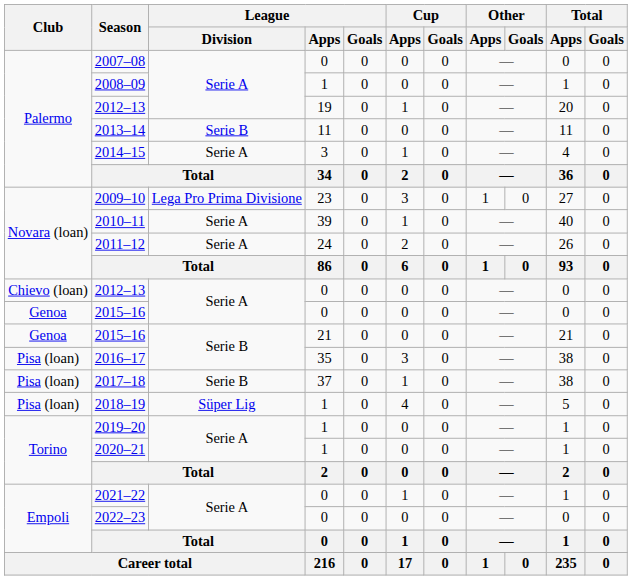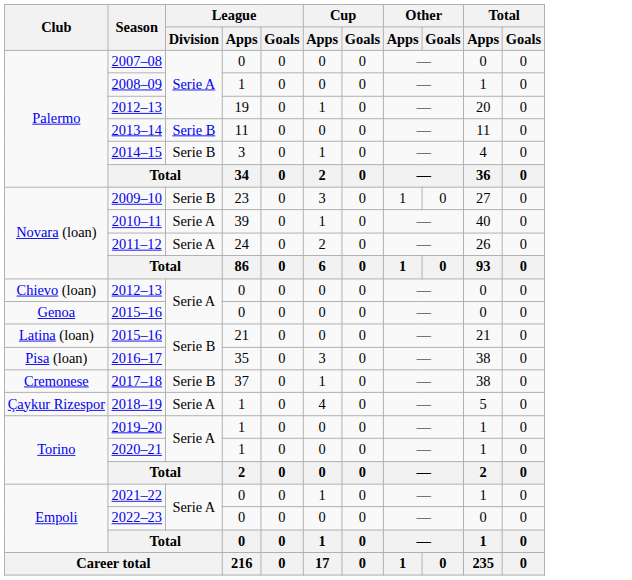(227, 152) Serie A -> (194, 152) Serie B
(227, 198) Lega Pro Prima Divisione -> (194, 198) Serie B
(48, 335) Genoa -> (56, 335) Latina (loan)
(48, 381) Pisa (loan) -> (56, 381) Cremonese
(48, 404) Pisa (loan) -> (56, 404) Çaykur Rizespor
(227, 404) Süper Lig -> (194, 404) Serie A
